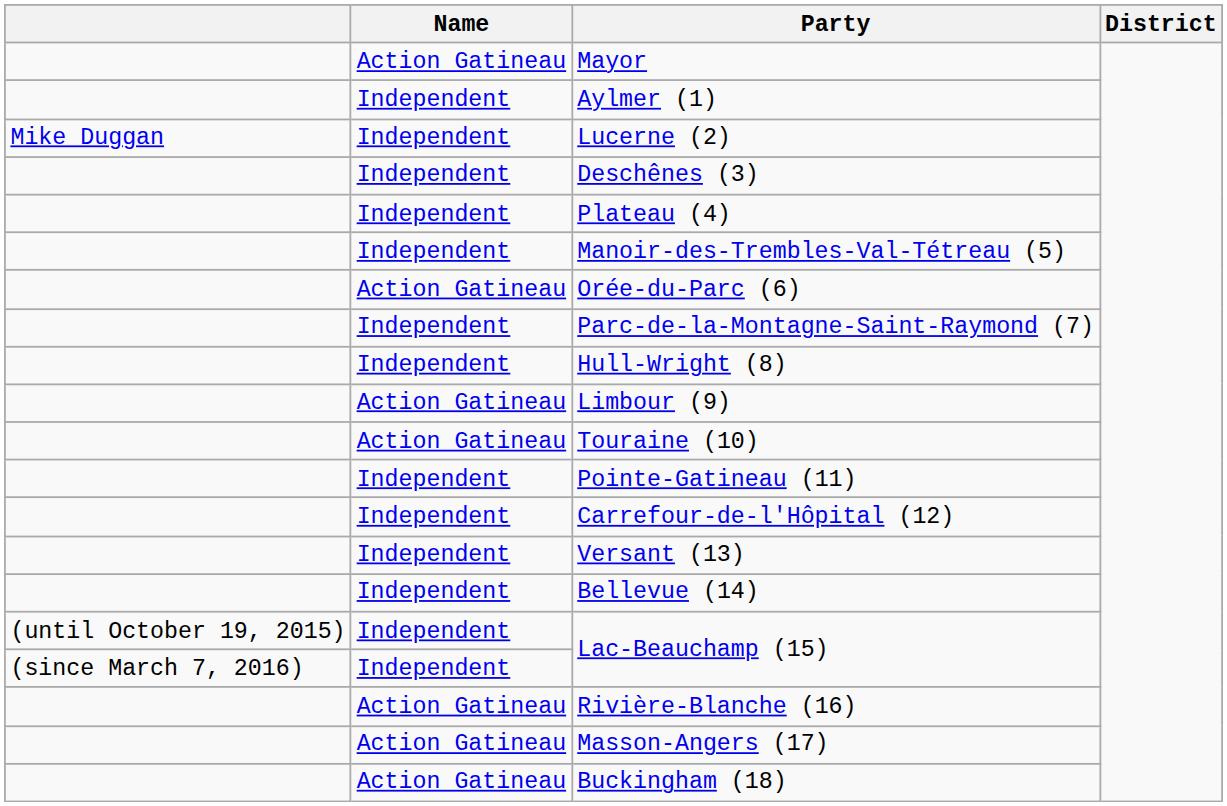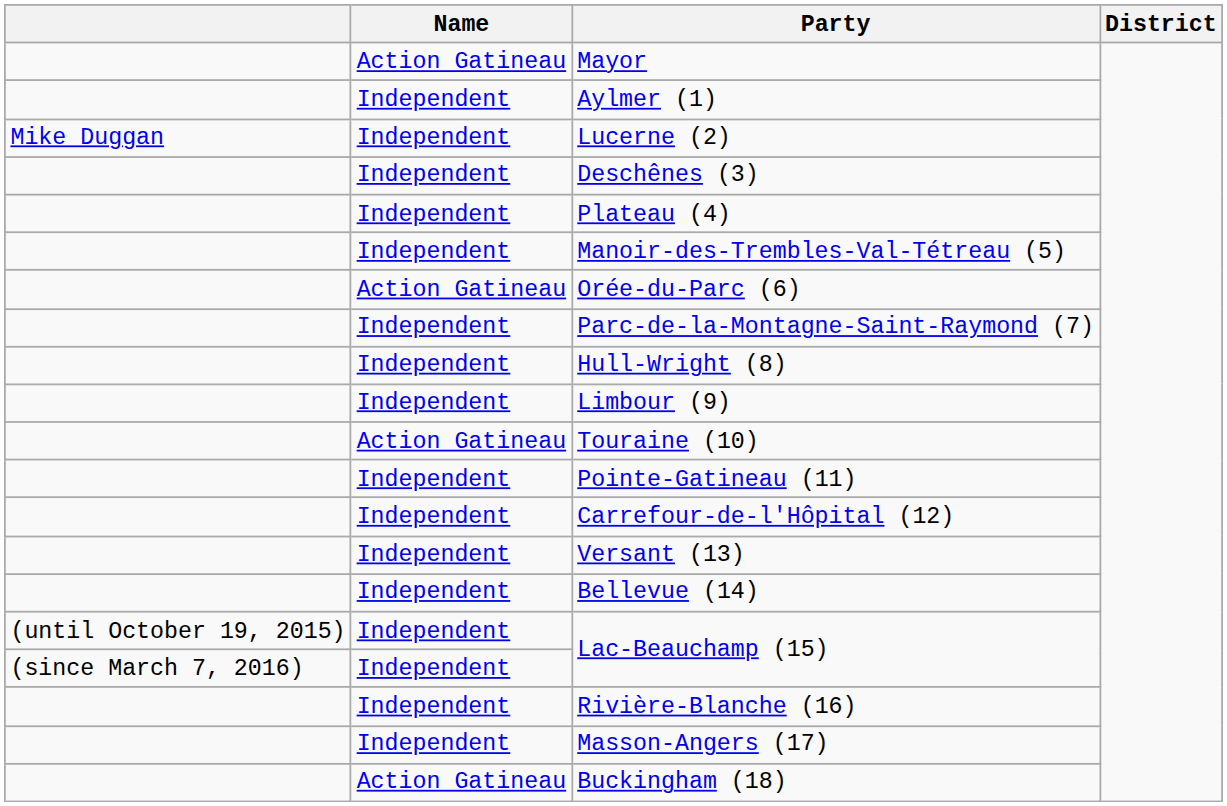(461, 403) Action Gatineau -> (433, 403) Independent
(461, 707) Action Gatineau -> (433, 707) Independent
(461, 744) Action Gatineau -> (433, 744) Independent
